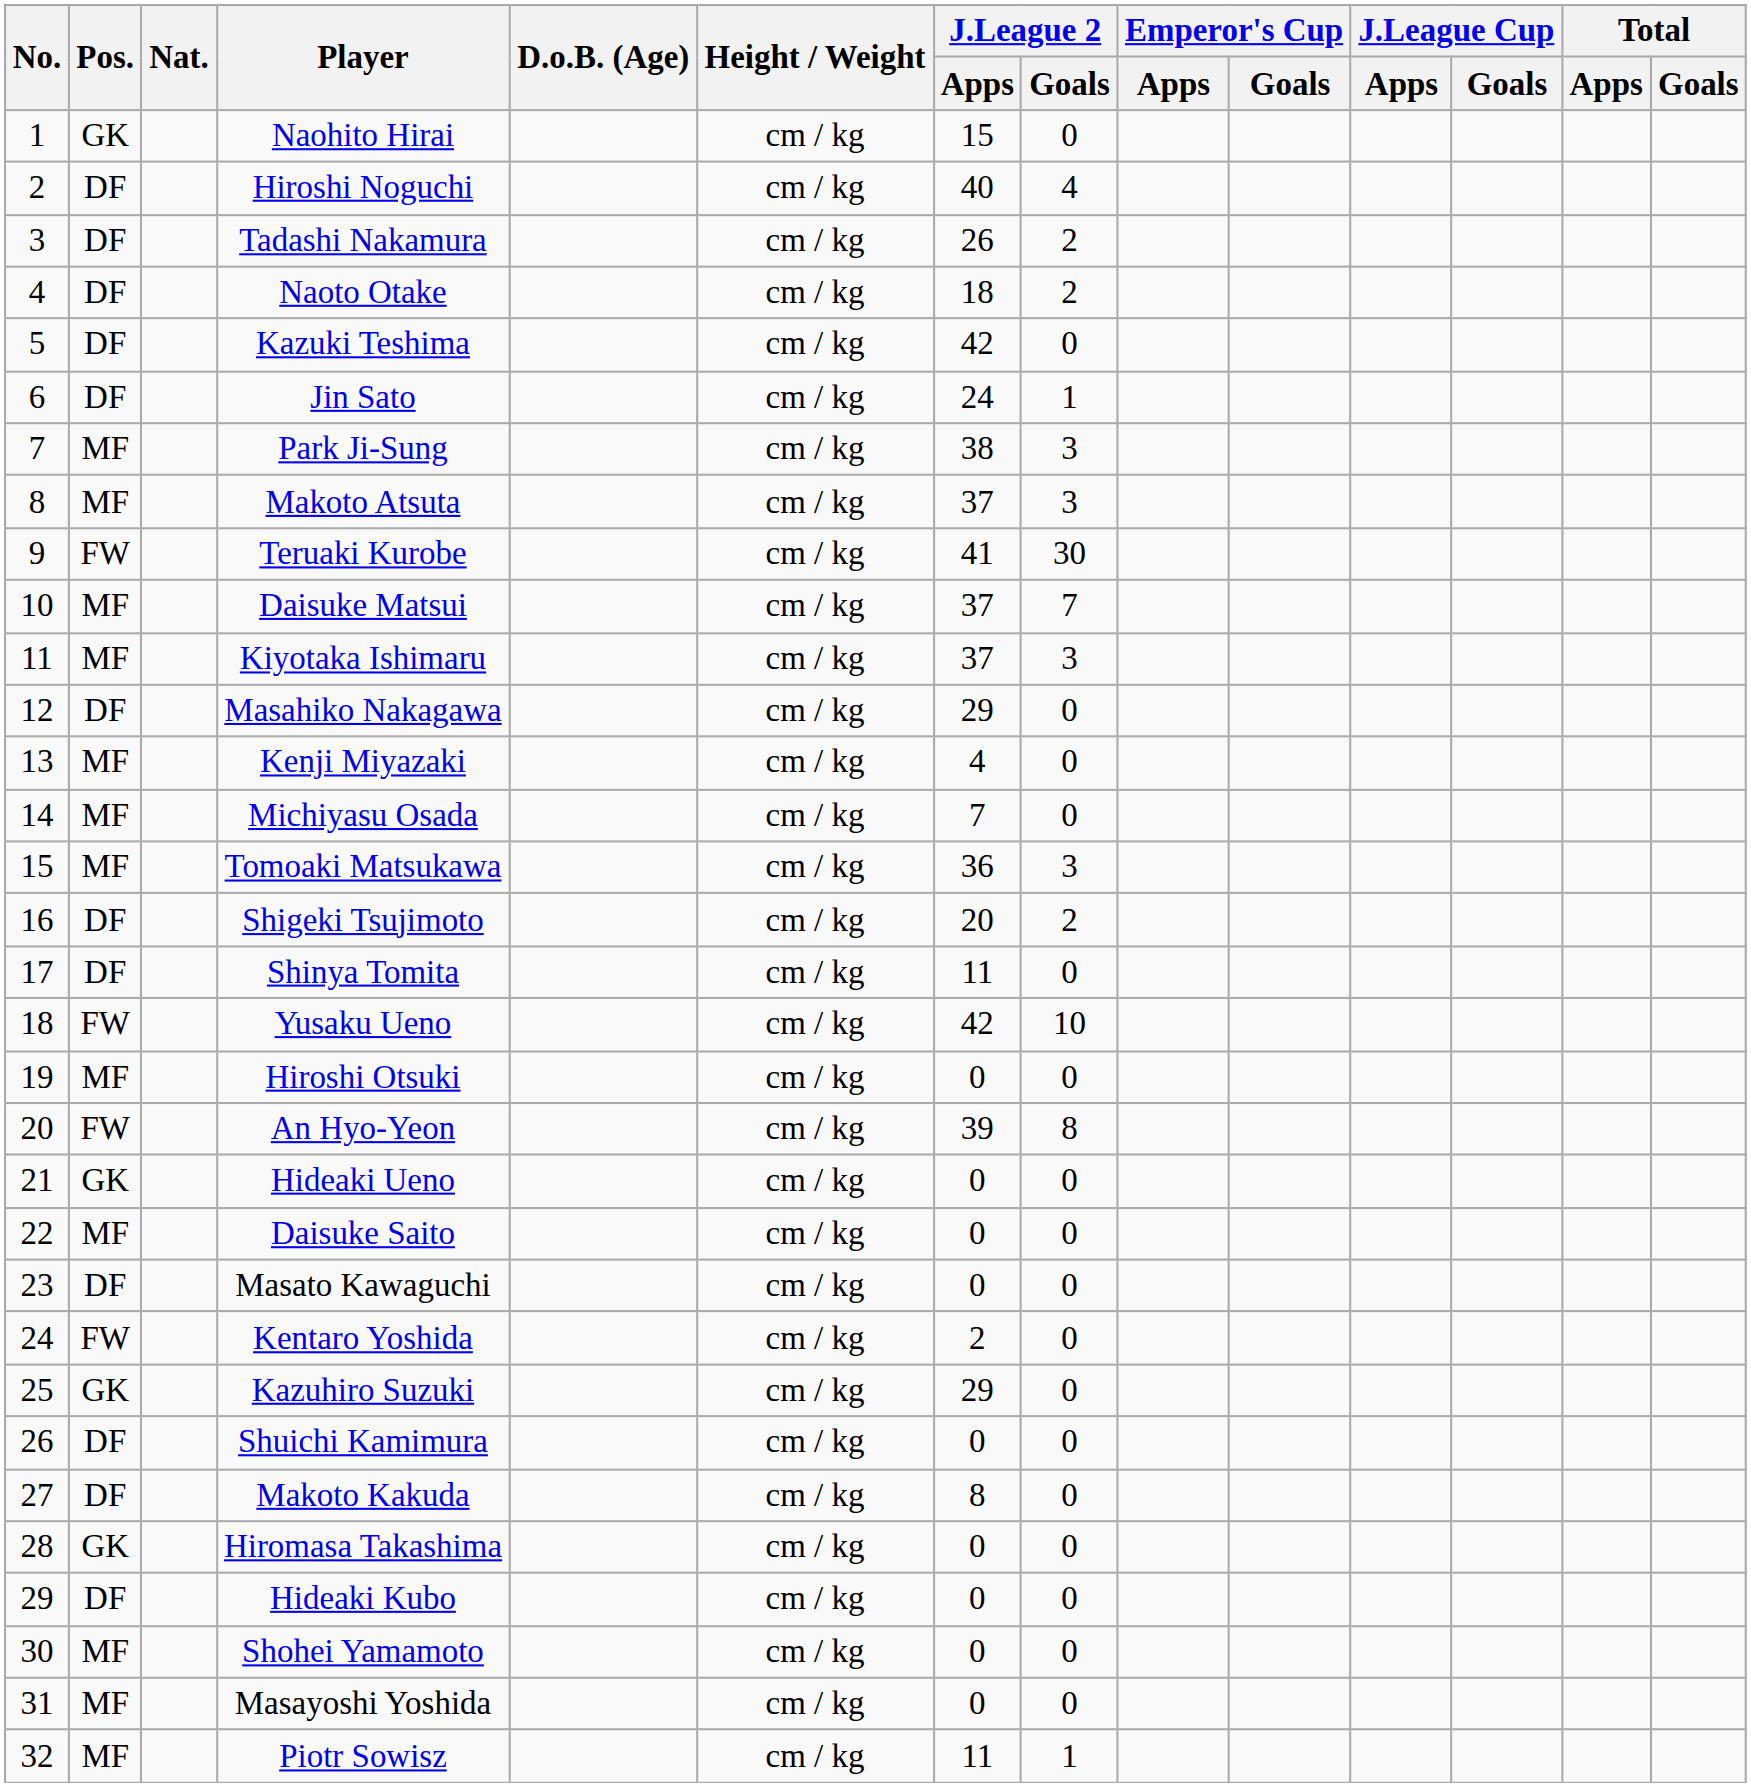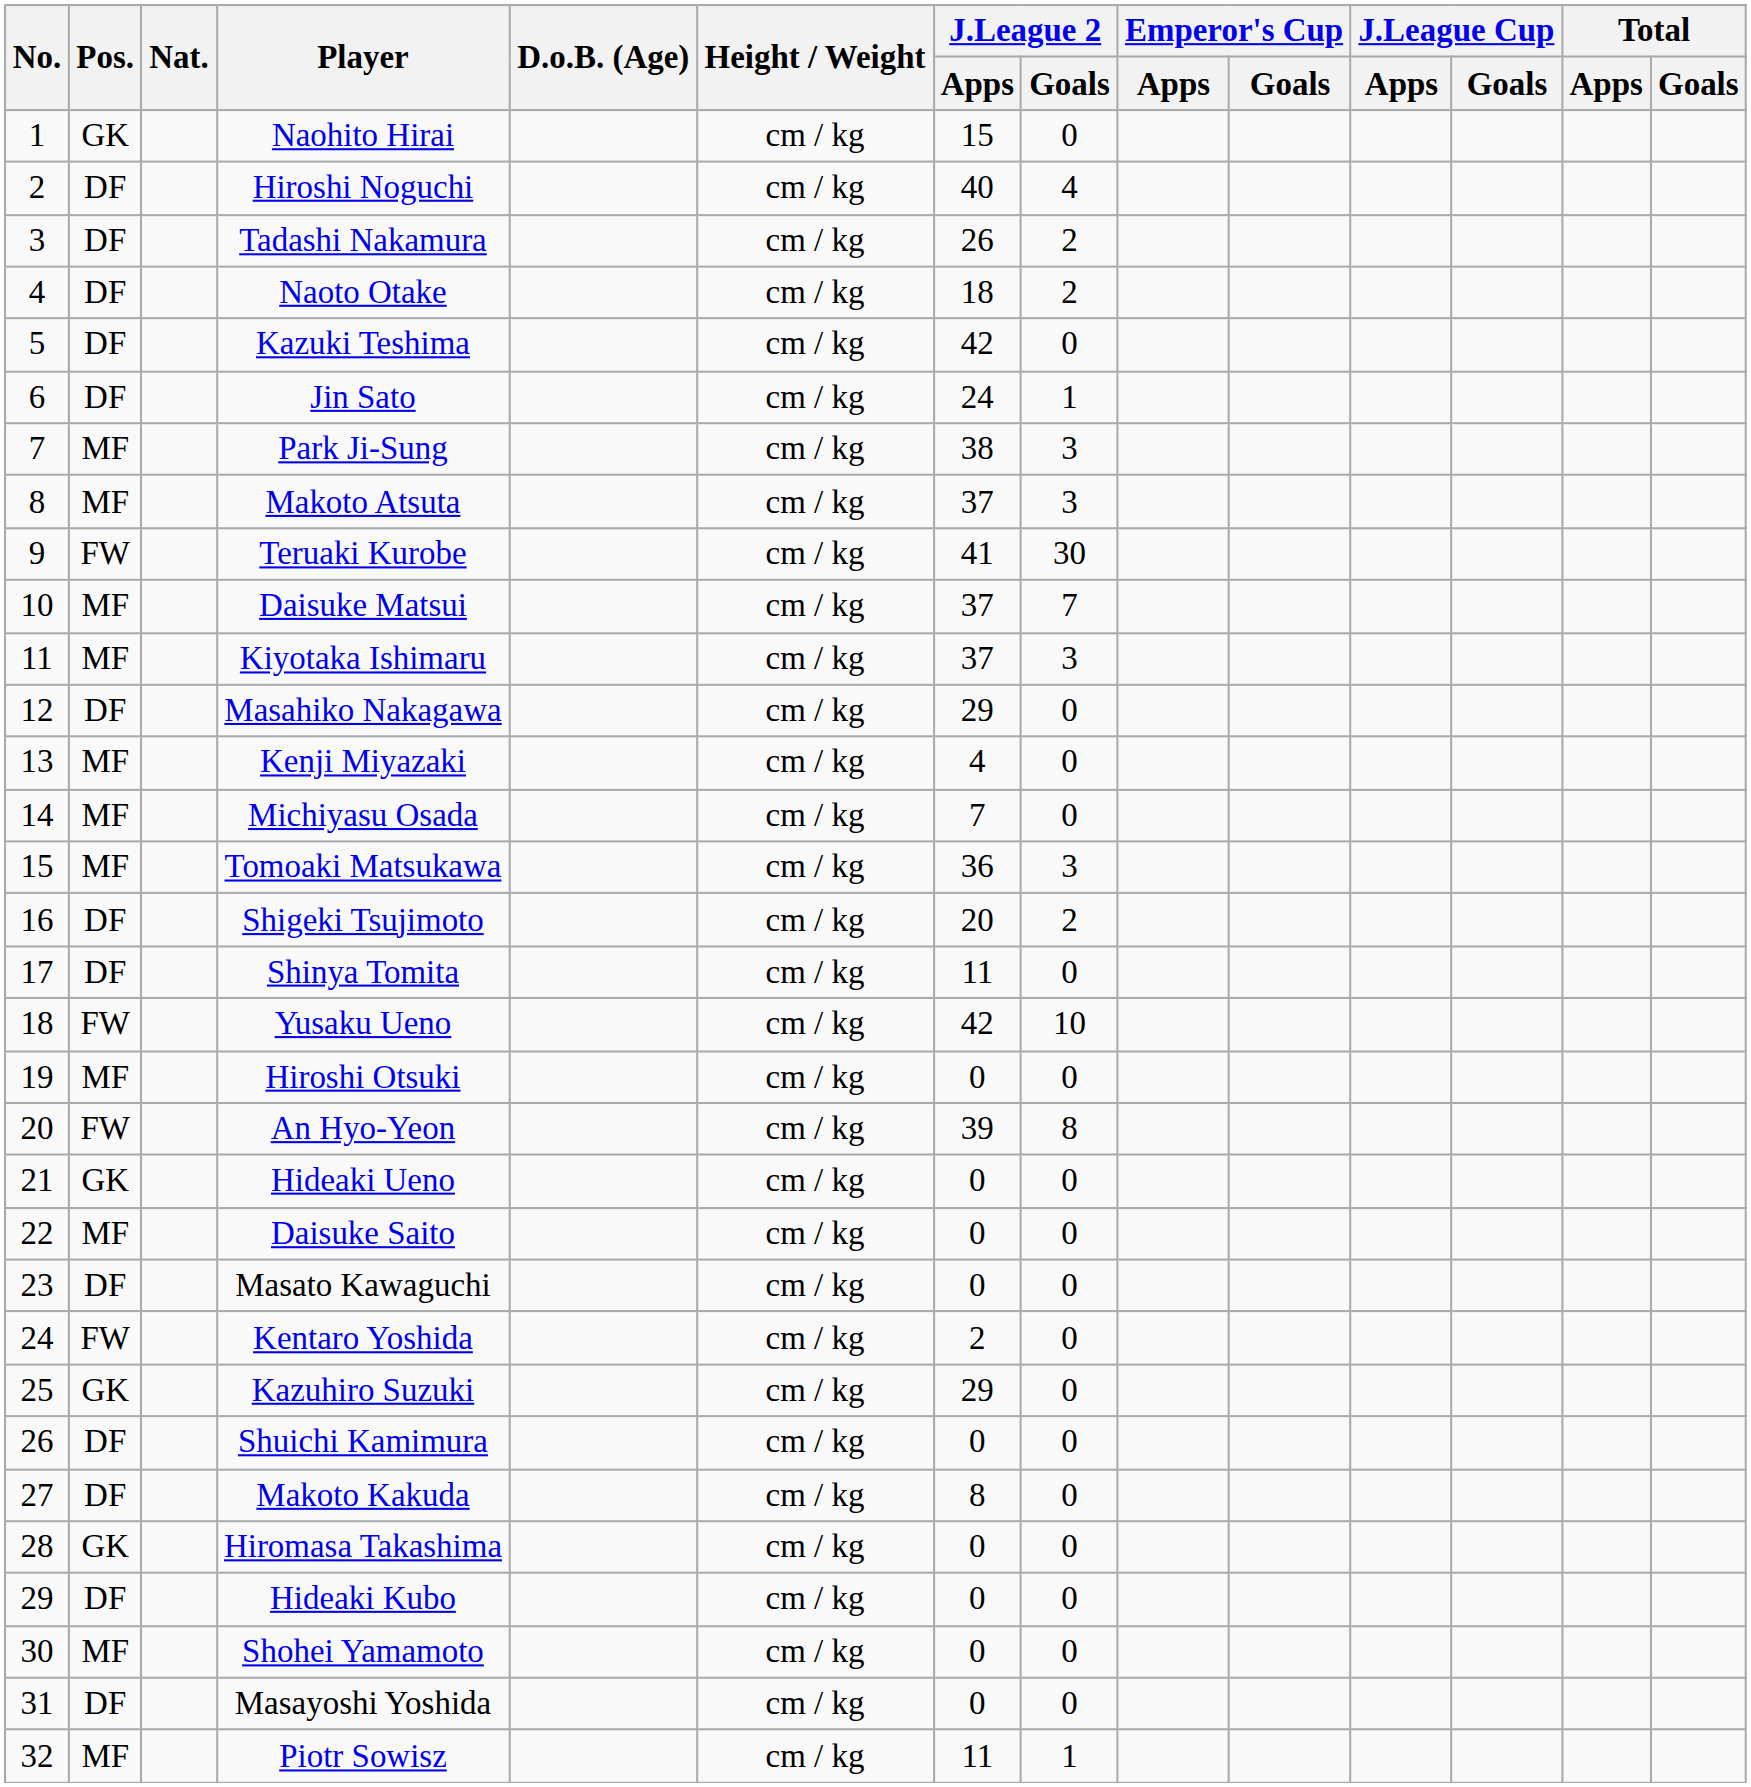(105, 1703) MF -> (105, 1703) DF
